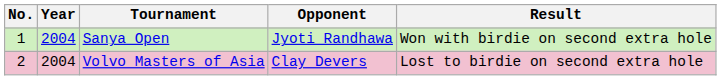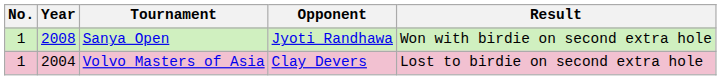(58, 40) 2004 -> (58, 40) 2008
(21, 63) 2 -> (21, 63) 1
